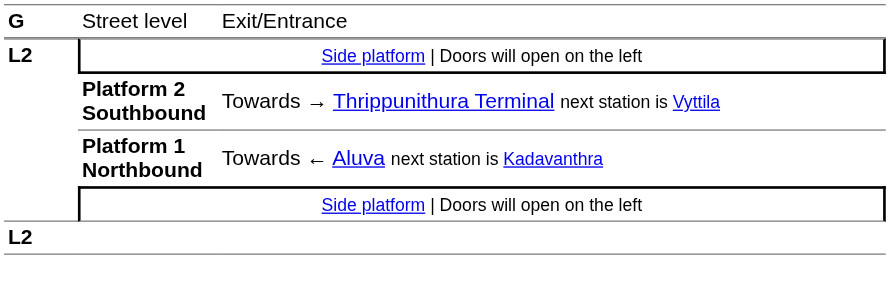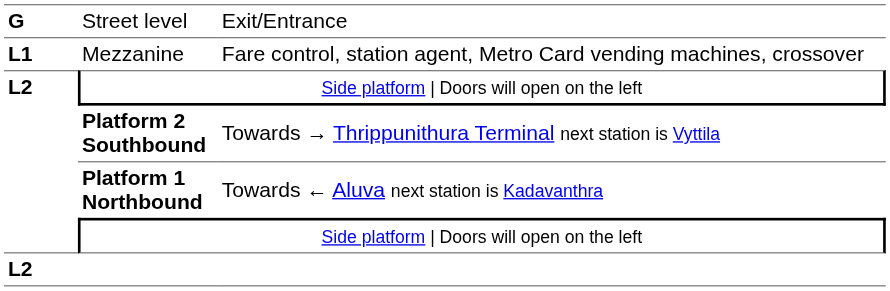+ row: (133, 54)
